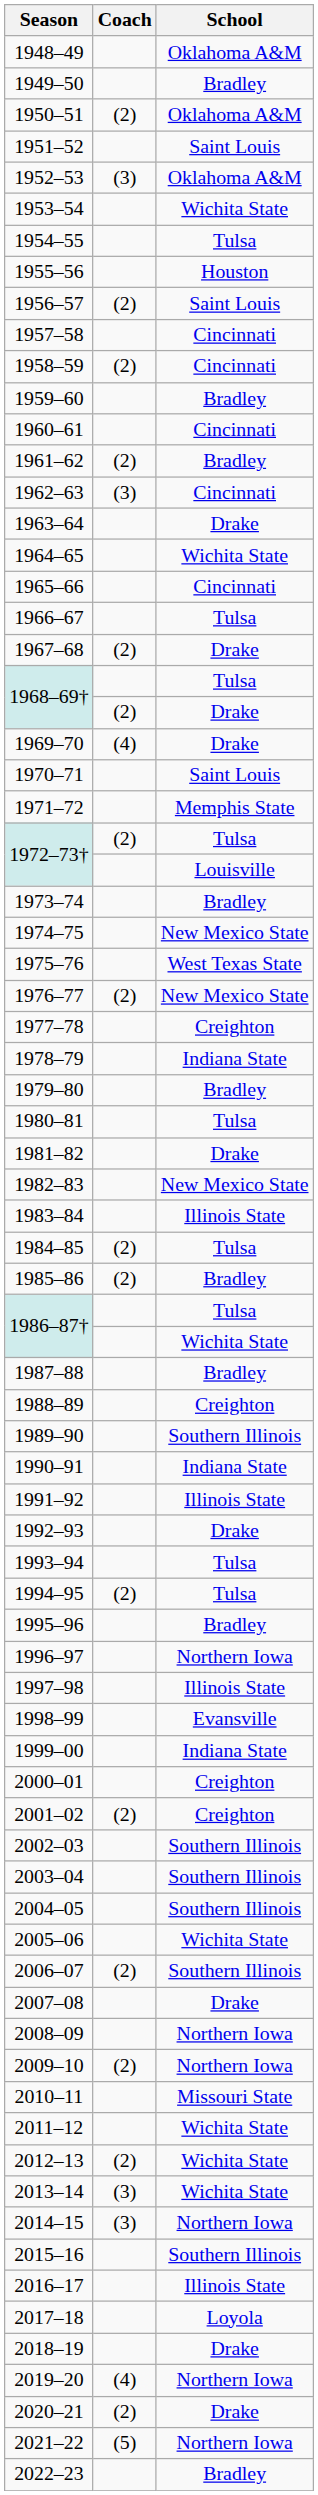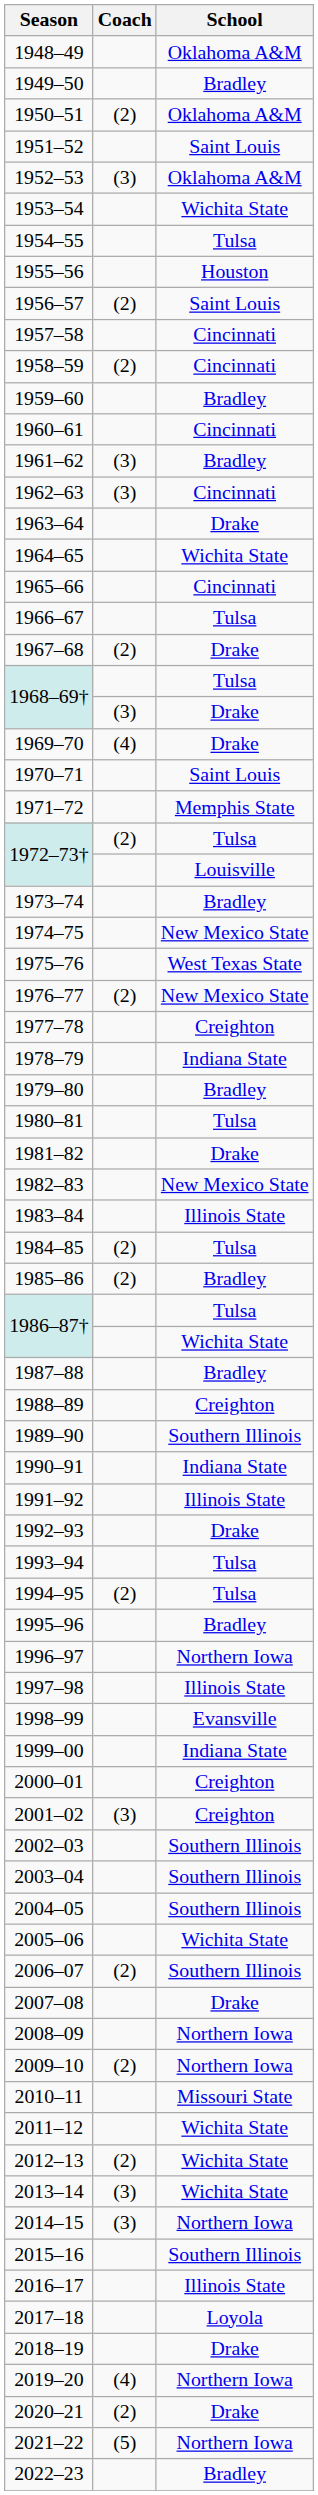(125, 460) (2) -> (125, 460) (3)
(125, 712) (2) -> (125, 712) (3)
(125, 1813) (2) -> (125, 1813) (3)
